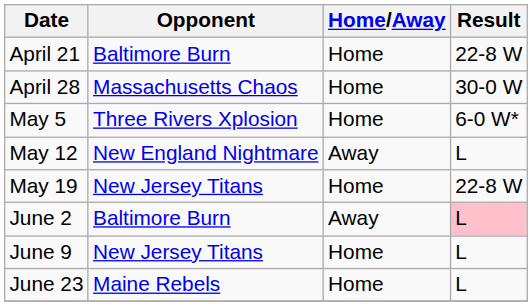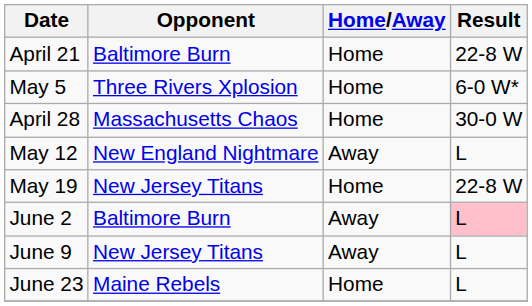rows swapped: (45, 86) <-> (38, 119)
(356, 251) Home -> (353, 251) Away
